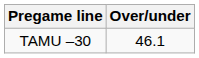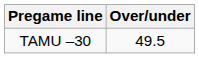(150, 40) 46.1 -> (150, 40) 49.5
